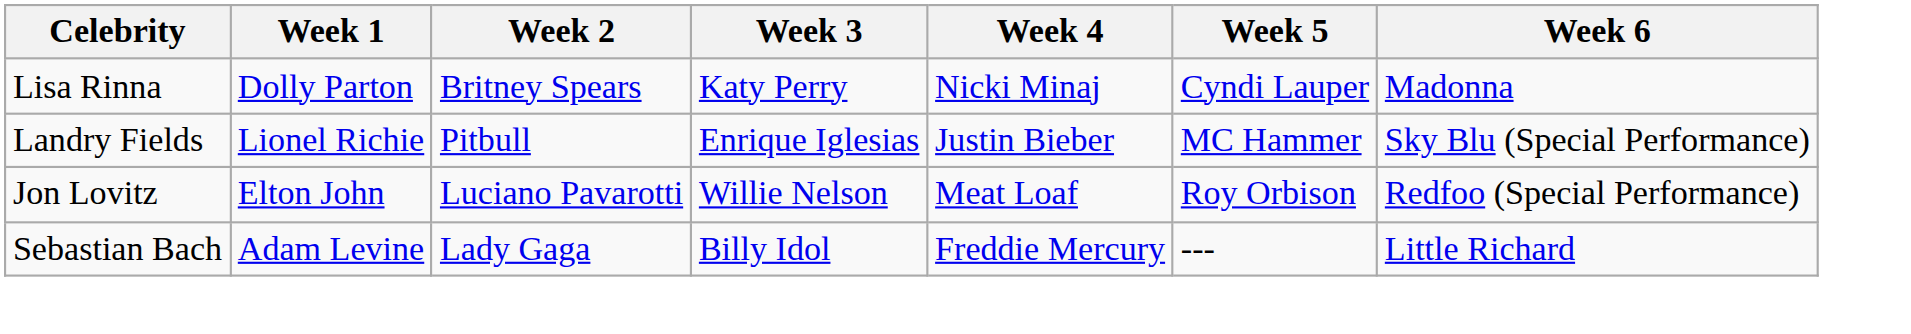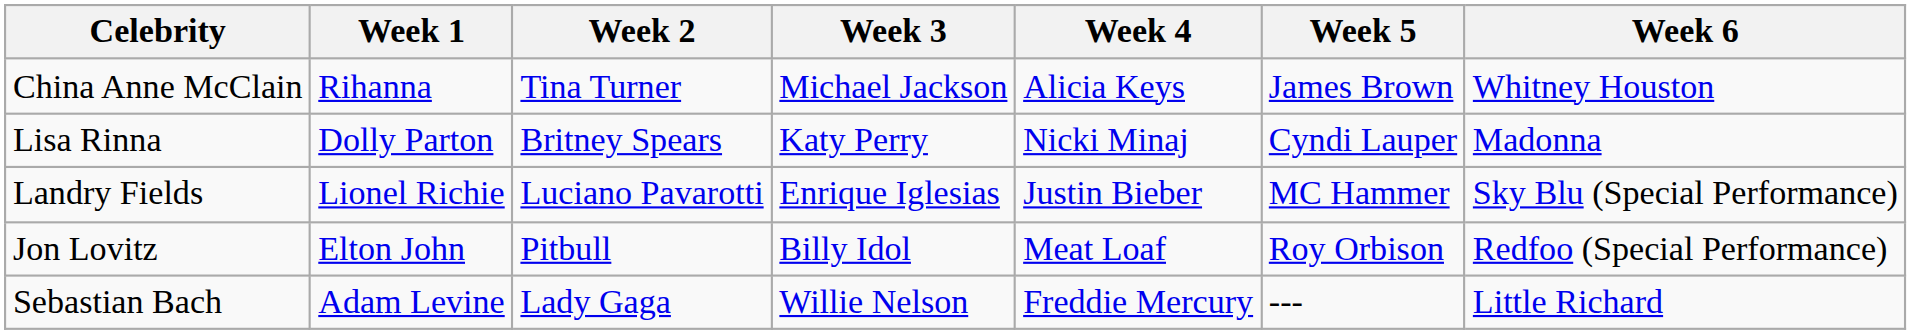+ row: (158, 85)
(485, 139) Pitbull -> (642, 193) Luciano Pavarotti
(562, 193) Luciano Pavarotti -> (566, 247) Pitbull
(793, 193) Willie Nelson -> (845, 247) Billy Idol
(765, 247) Billy Idol -> (874, 301) Willie Nelson
